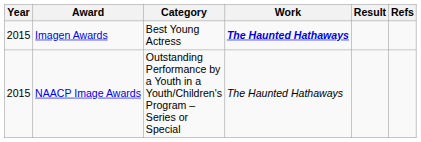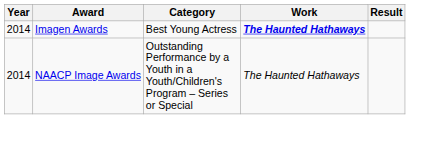- column: (402, 12)
(19, 35) 2015 -> (19, 29) 2014
(19, 93) 2015 -> (19, 76) 2014
